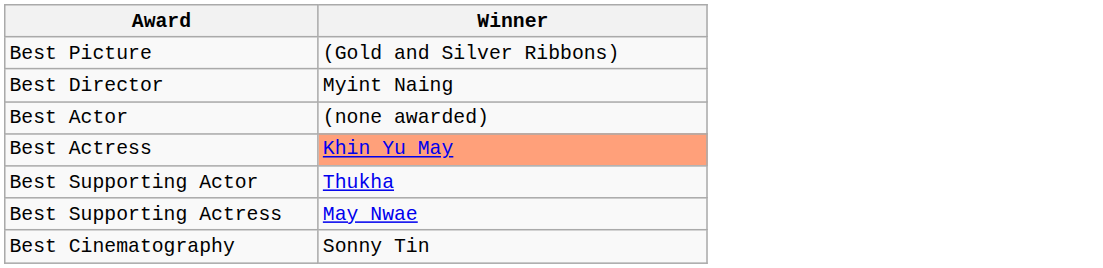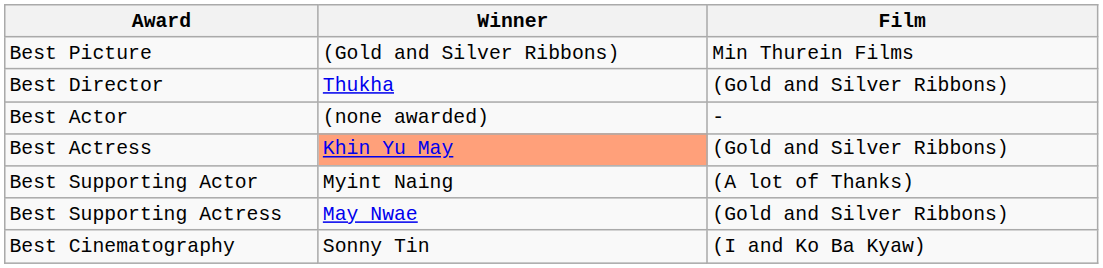+ column: (902, 21)
(388, 85) Myint Naing -> (358, 85) Thukha
(358, 182) Thukha -> (388, 182) Myint Naing
